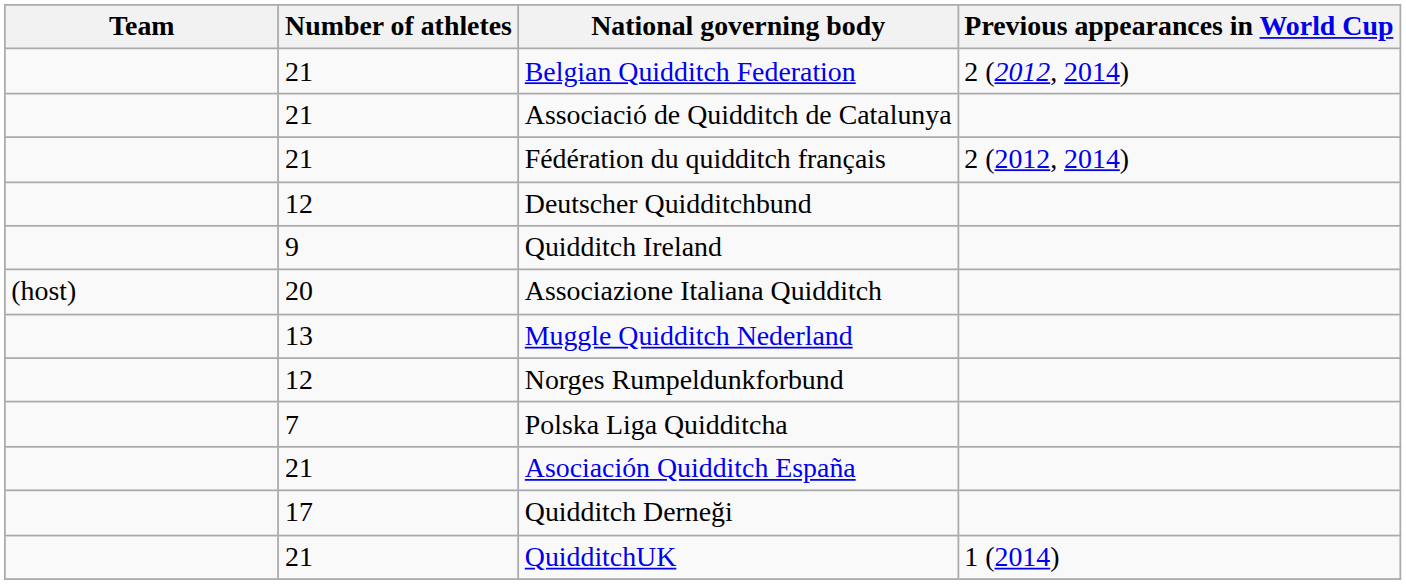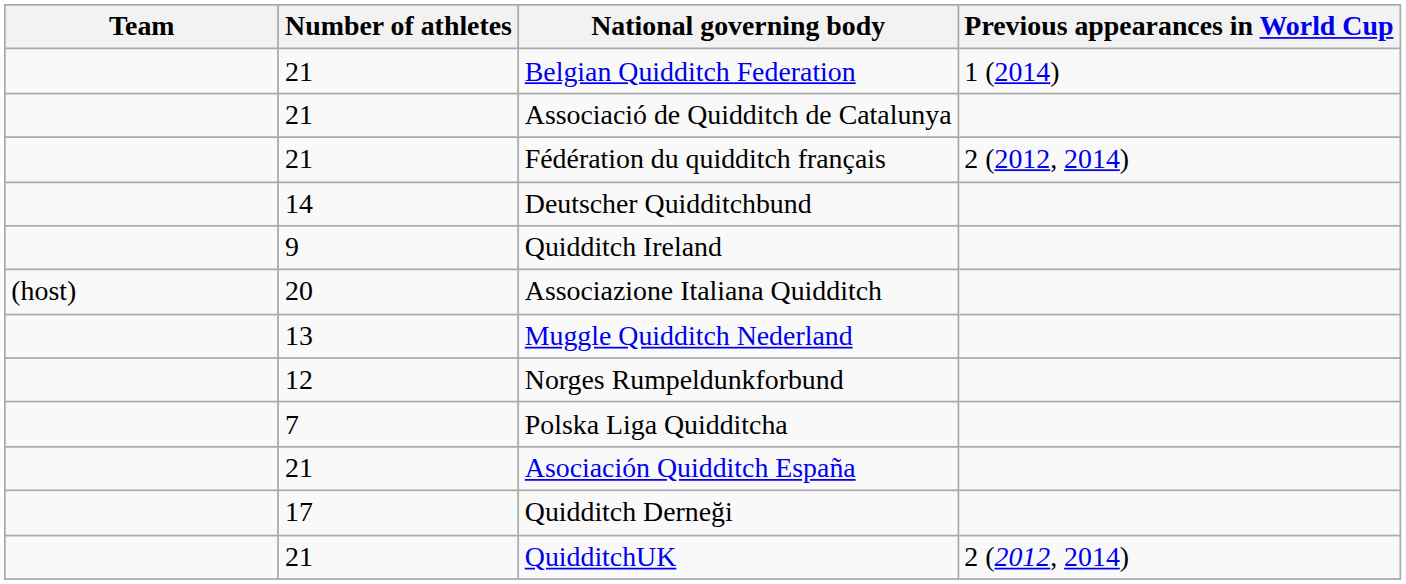(1047, 70) 2 (2012, 2014) -> (1012, 70) 1 (2014)
(299, 203) 12 -> (299, 203) 14
(1012, 556) 1 (2014) -> (1047, 556) 2 (2012, 2014)
